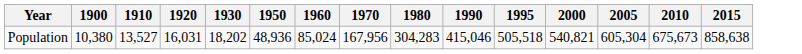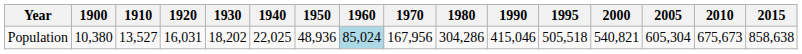+ column: (272, 15)
(317, 37) no background -> (362, 37) lightblue background
(417, 37) 304,283 -> (462, 37) 304,286
